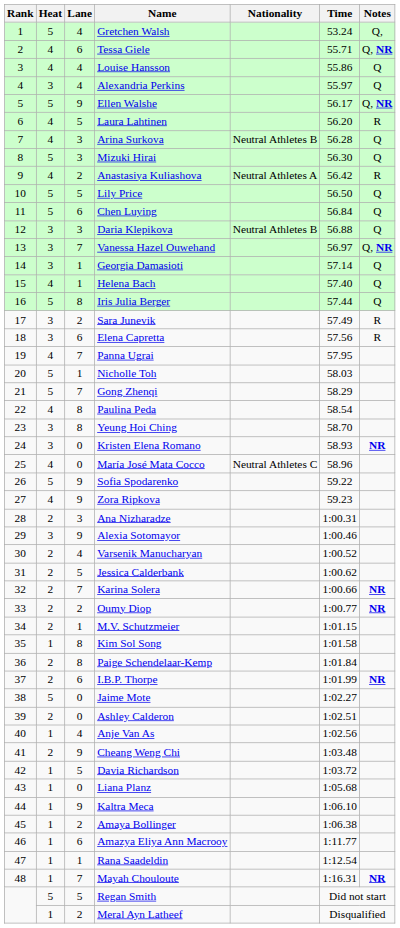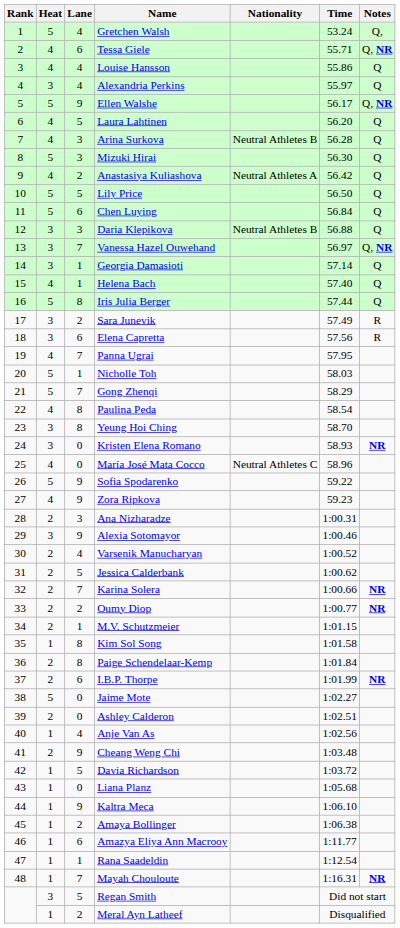(377, 121) R -> (377, 121) Q
(377, 175) R -> (377, 175) Q
(50, 896) 5 -> (50, 896) 3
